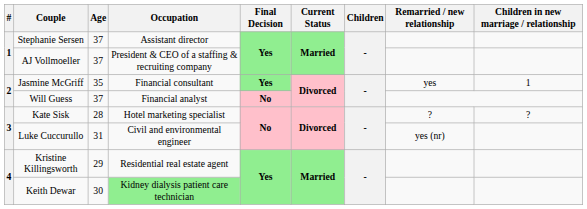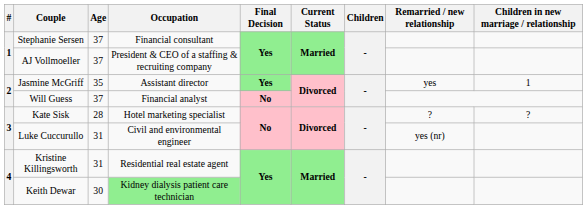(174, 40) Assistant director -> (174, 40) Financial consultant
(174, 83) Financial consultant -> (174, 83) Assistant director
(98, 164) 29 -> (98, 164) 31
